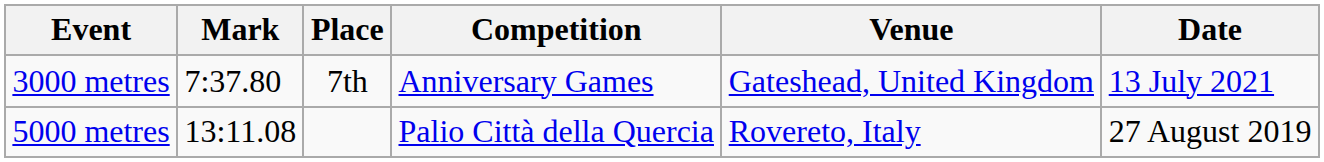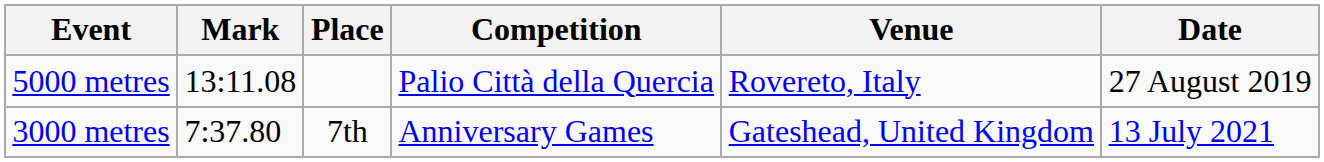rows swapped: (91, 80) <-> (91, 131)
